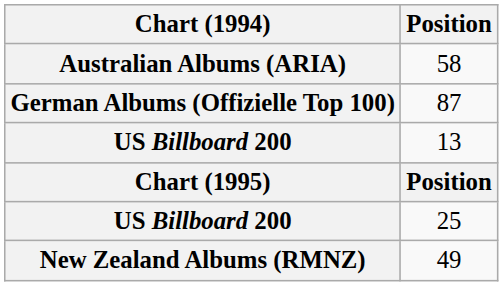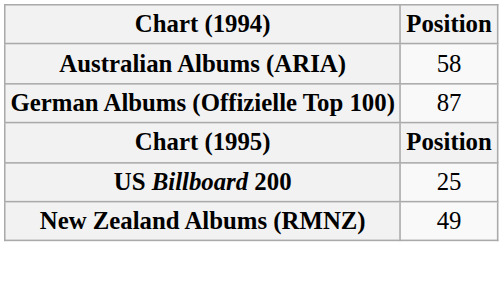- row: (449, 142)
